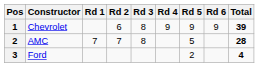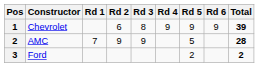(119, 41) 7 -> (119, 41) 9
(143, 41) 8 -> (143, 41) 9
(241, 56) 4 -> (241, 56) 2
